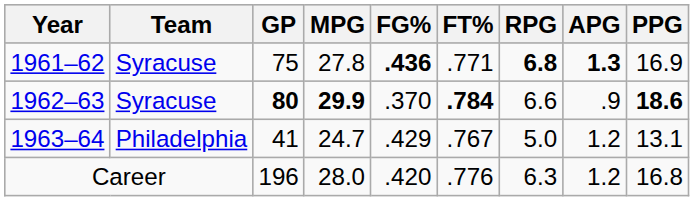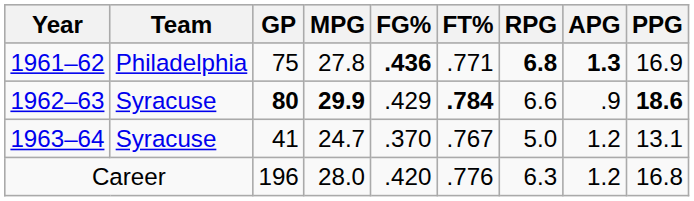(166, 62) Syracuse -> (181, 62) Philadelphia
(408, 101) .370 -> (408, 101) .429
(181, 139) Philadelphia -> (166, 139) Syracuse
(408, 139) .429 -> (408, 139) .370
